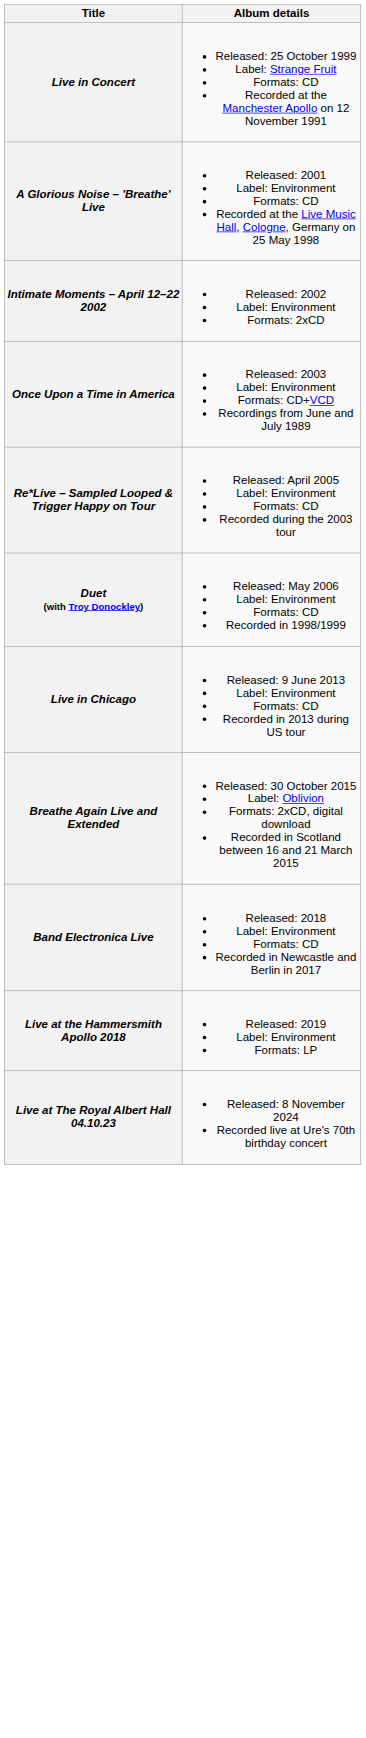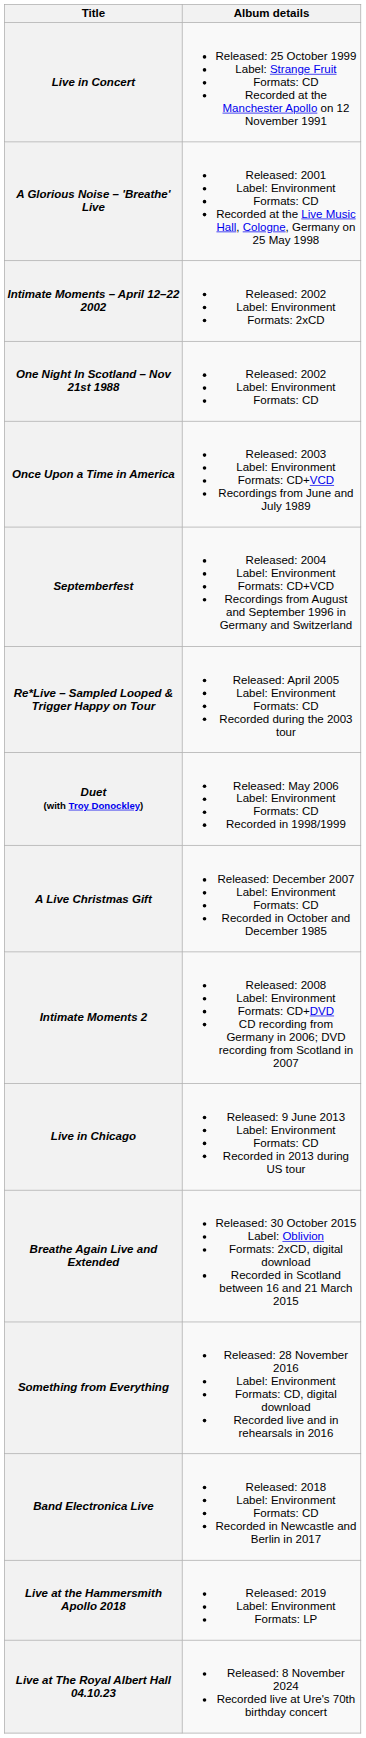+ row: (93, 381)
+ row: (93, 586)
+ row: (93, 898)
+ row: (93, 1017)
+ row: (93, 1388)
